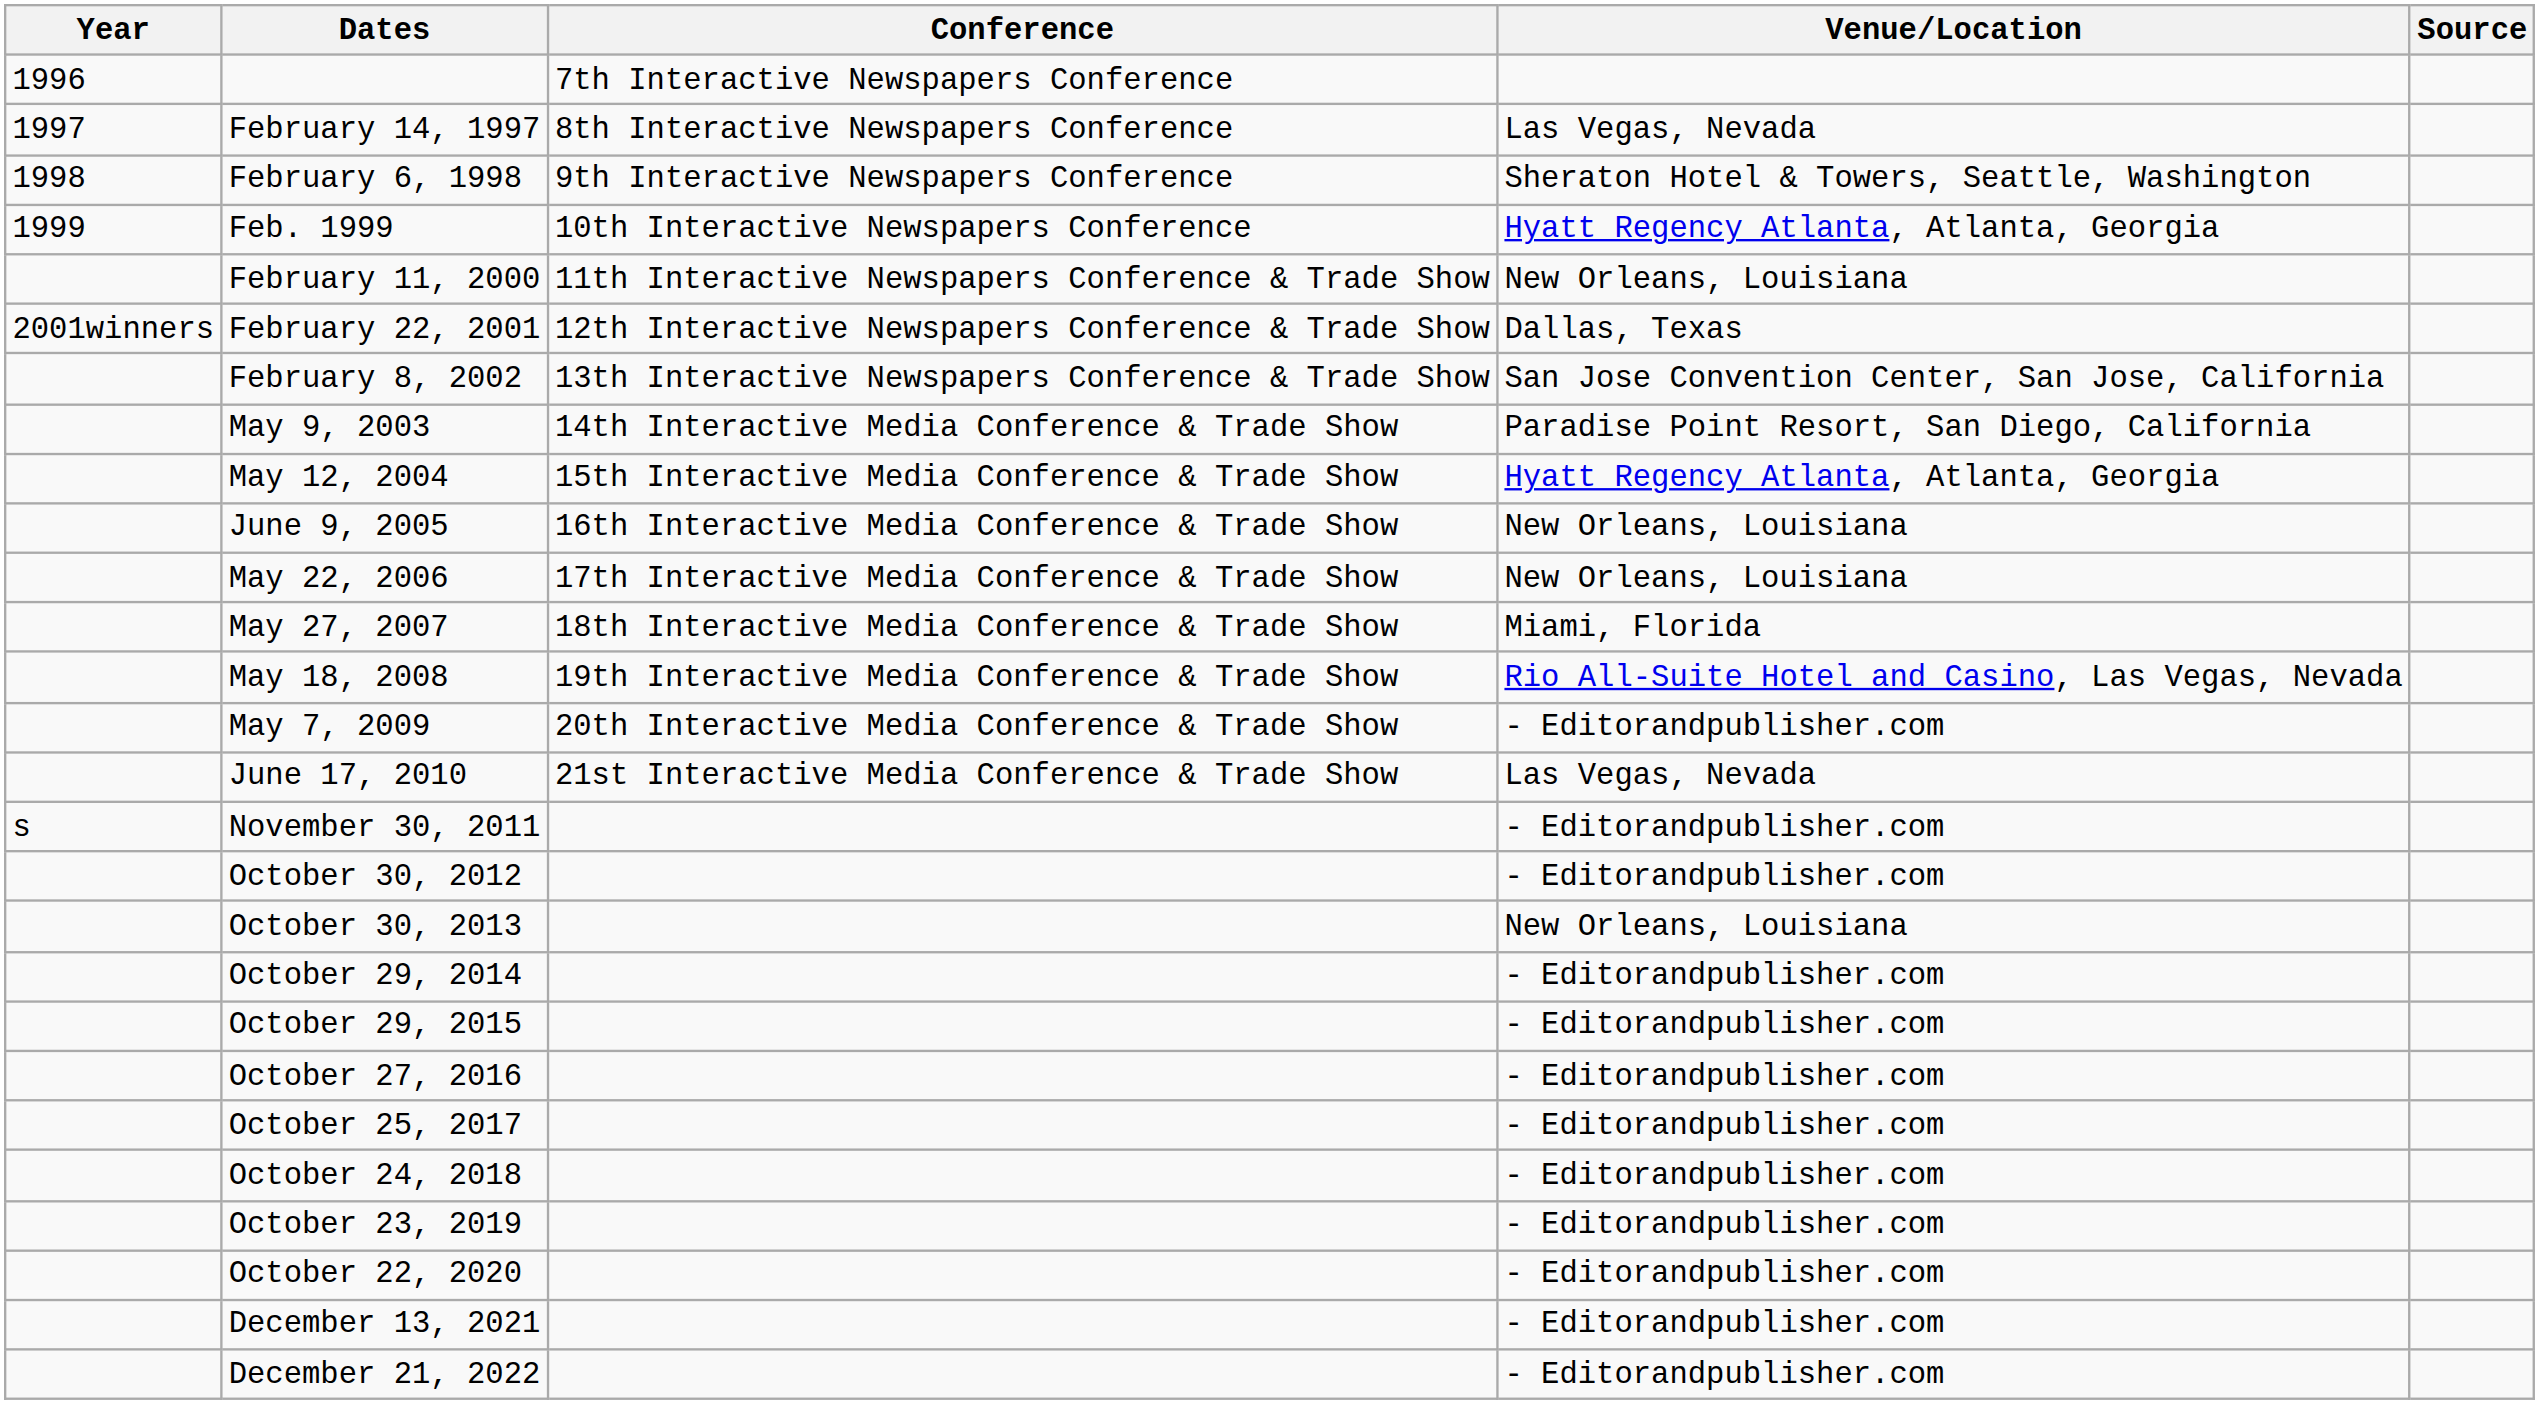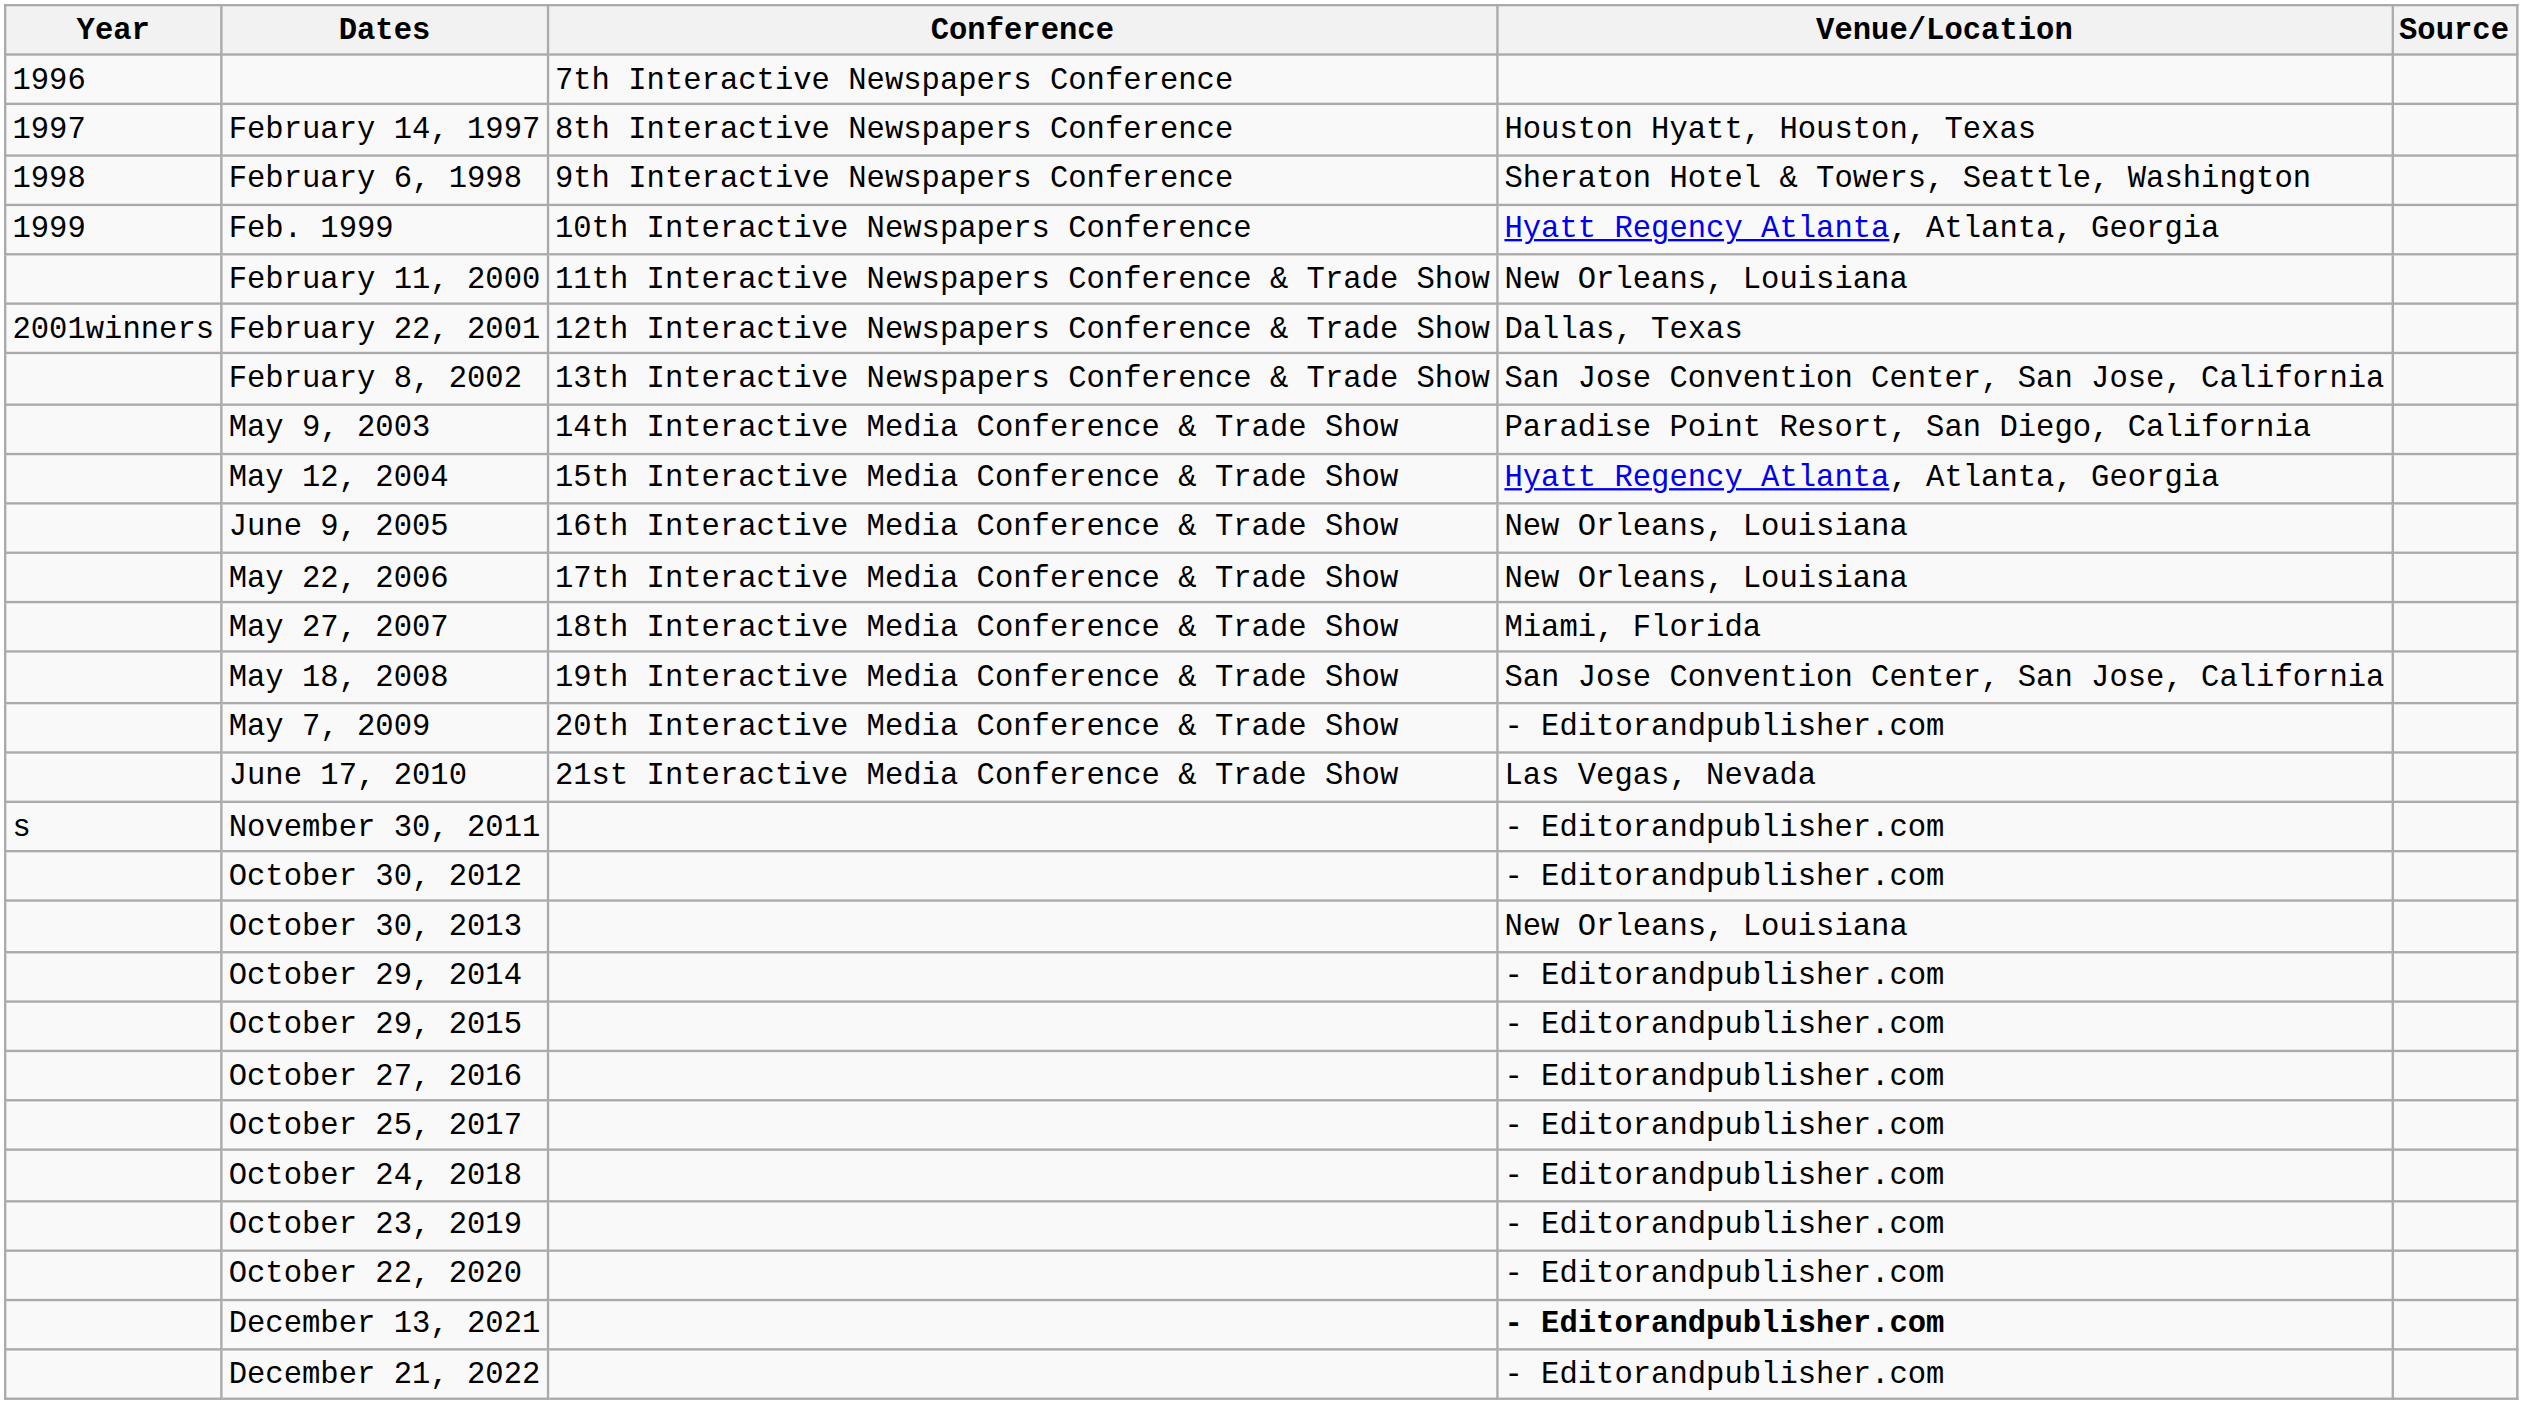(1660, 130) Las Vegas, Nevada -> (1770, 130) Houston Hyatt, Houston, Texas
(1954, 677) Rio All-Suite Hotel and Casino, Las Vegas, Nevada -> (1944, 677) San Jose Convention Center, San Jose, California
(1724, 1325) normal -> (1724, 1325) bold
